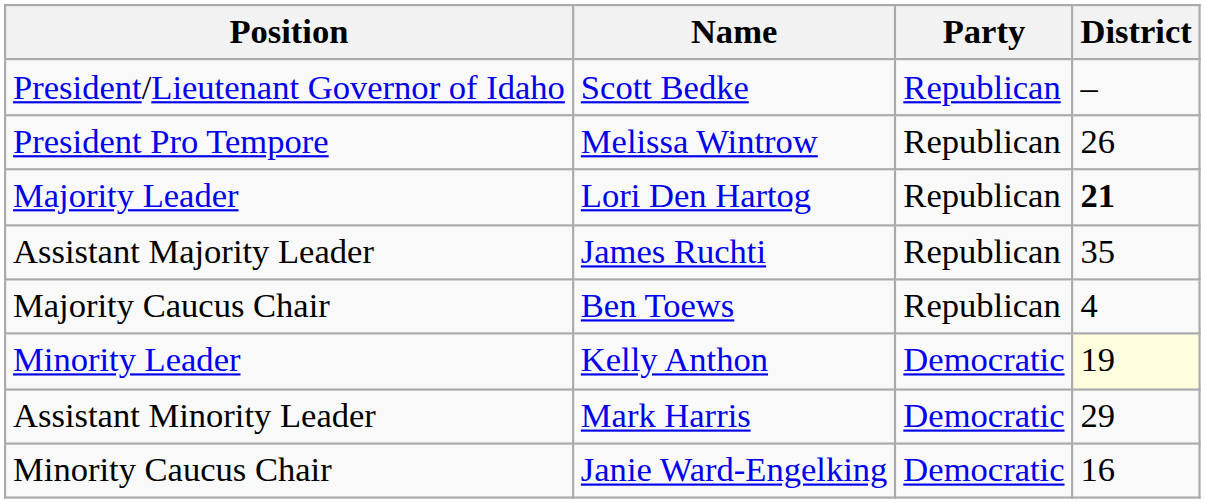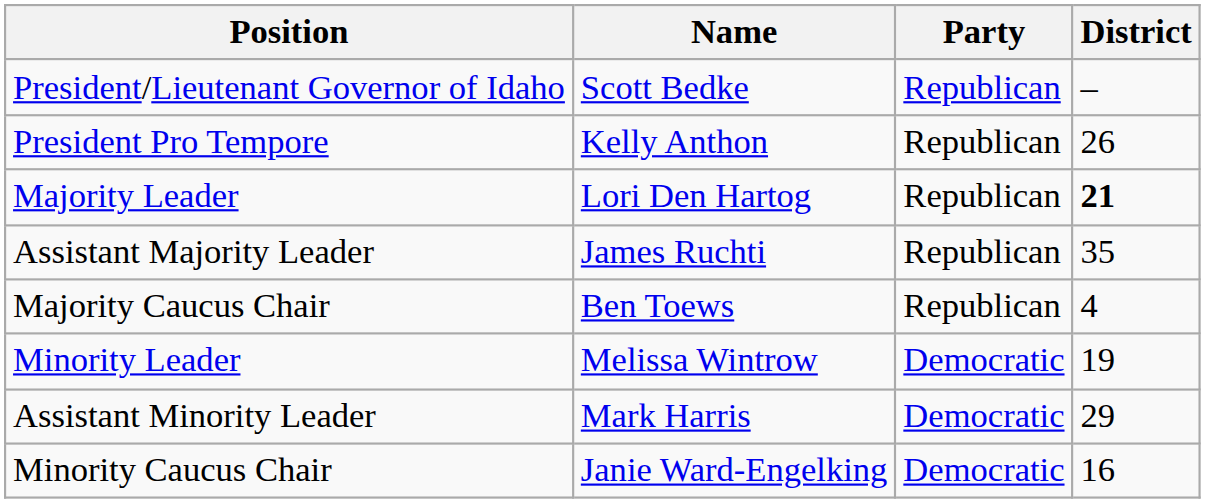(699, 141) Melissa Wintrow -> (674, 141) Kelly Anthon
(674, 360) Kelly Anthon -> (699, 360) Melissa Wintrow
(1098, 360) lightyellow background -> (1098, 360) no background
